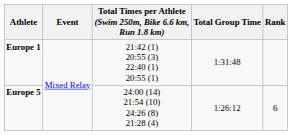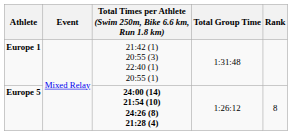(142, 108) normal -> (142, 108) bold
(275, 108) 6 -> (275, 108) 8
